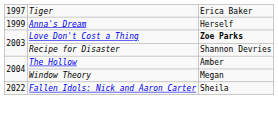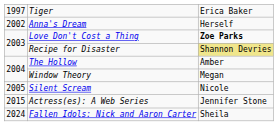(16, 24) 1999 -> (16, 24) 2002
(236, 50) no background -> (236, 50) khaki background
+ row: (60, 88)
+ row: (89, 101)
(16, 88) 2022 -> (16, 114) 2024
